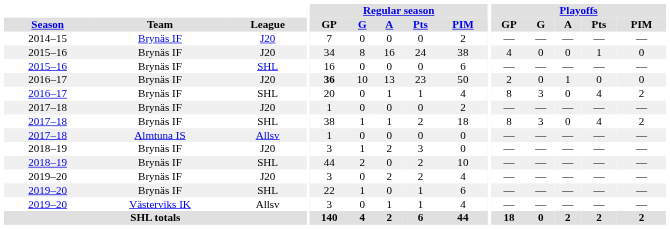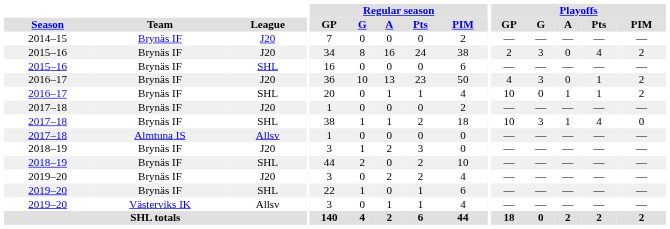(509, 52) 4 -> (509, 52) 2
(541, 52) 0 -> (541, 52) 3
(599, 52) 1 -> (599, 52) 4
(641, 52) 0 -> (641, 52) 2
(329, 80) bold -> (329, 80) normal
(509, 80) 2 -> (509, 80) 4
(541, 80) 0 -> (541, 80) 3
(568, 80) 1 -> (568, 80) 0
(599, 80) 0 -> (599, 80) 1
(641, 80) 0 -> (641, 80) 2
(509, 93) 8 -> (509, 93) 10
(541, 93) 3 -> (541, 93) 0
(568, 93) 0 -> (568, 93) 1
(599, 93) 4 -> (599, 93) 1
(509, 121) 8 -> (509, 121) 10
(568, 121) 0 -> (568, 121) 1
(641, 121) 2 -> (641, 121) 0
